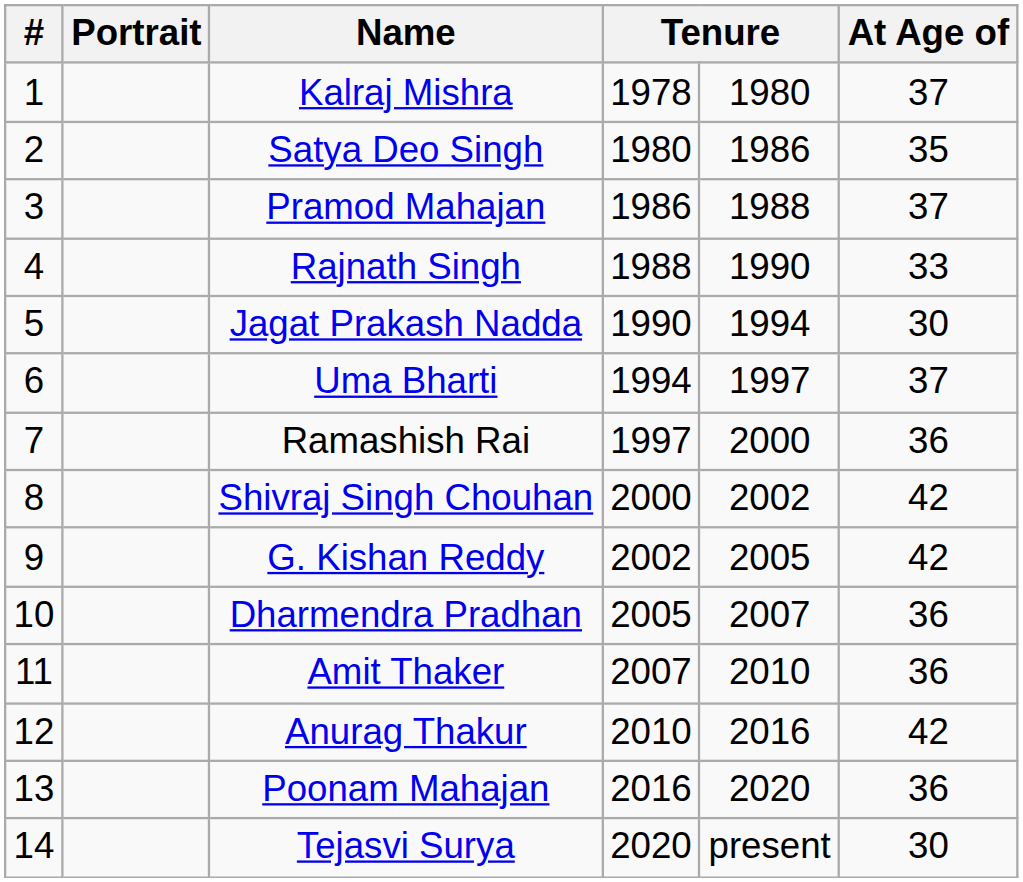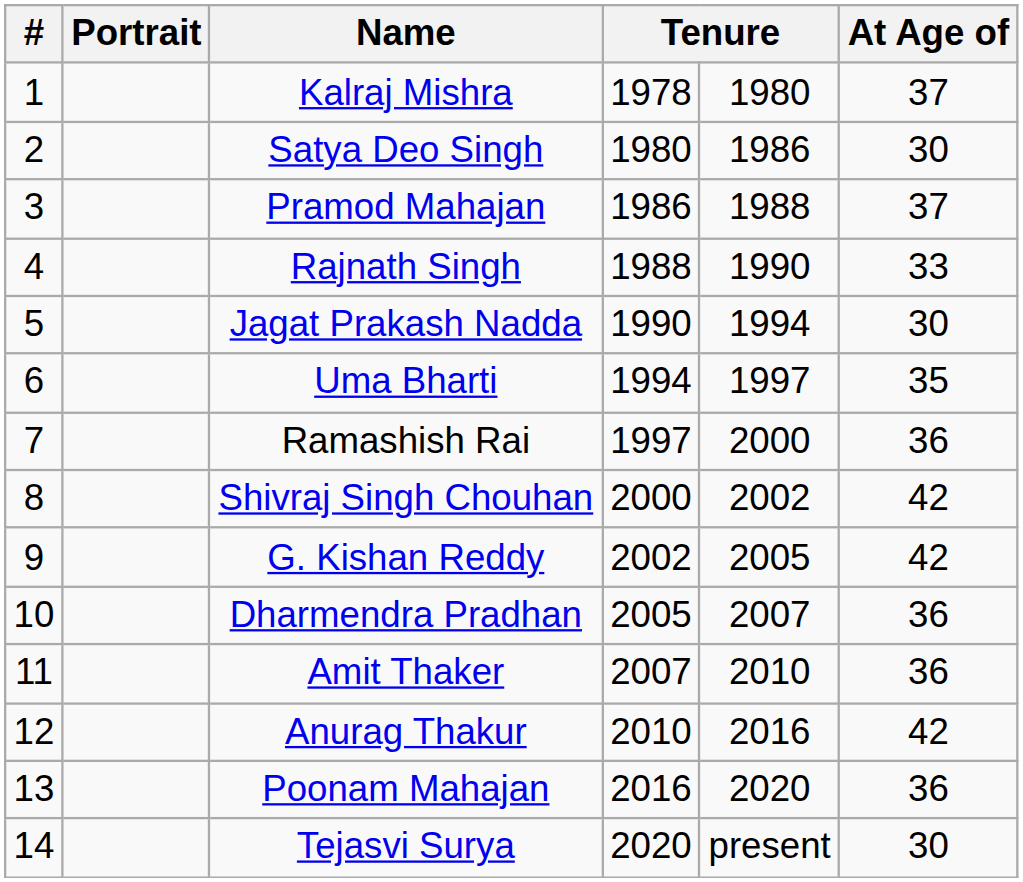(928, 149) 35 -> (928, 149) 30
(928, 382) 37 -> (928, 382) 35
